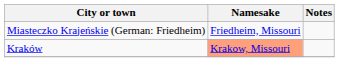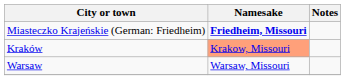(255, 30) normal -> (258, 30) bold
+ row: (25, 65)
